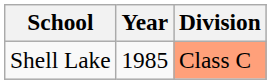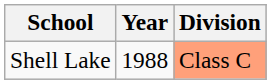(145, 60) 1985 -> (145, 60) 1988
